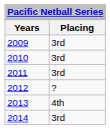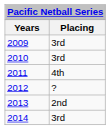(58, 72) 3rd -> (58, 72) 4th
(58, 102) 4th -> (59, 102) 2nd
